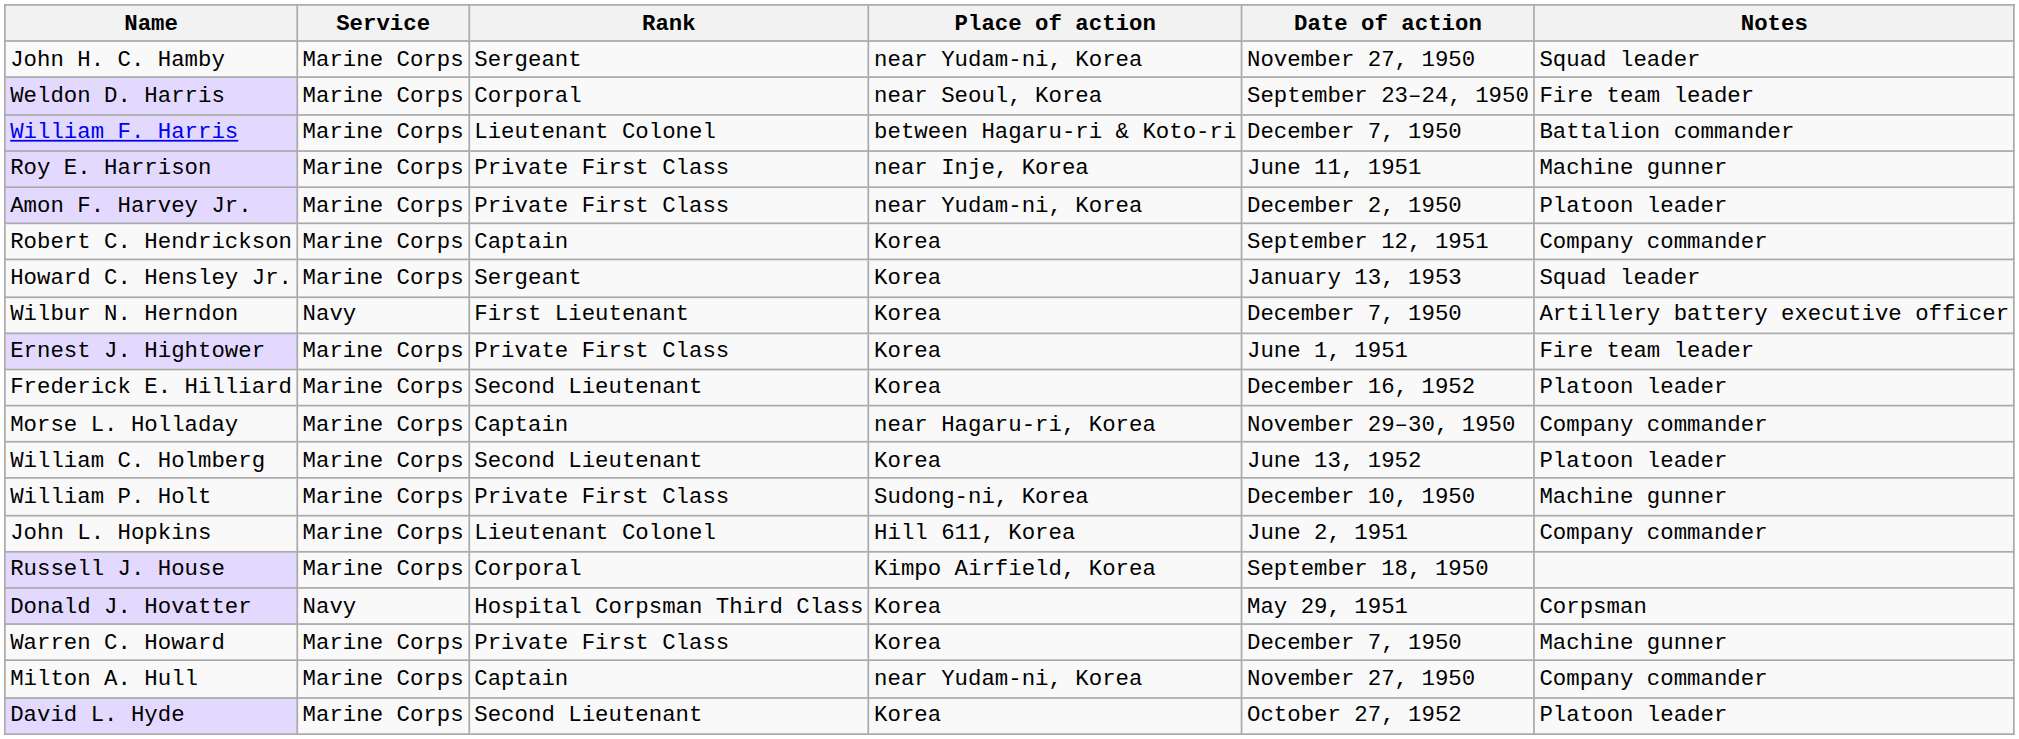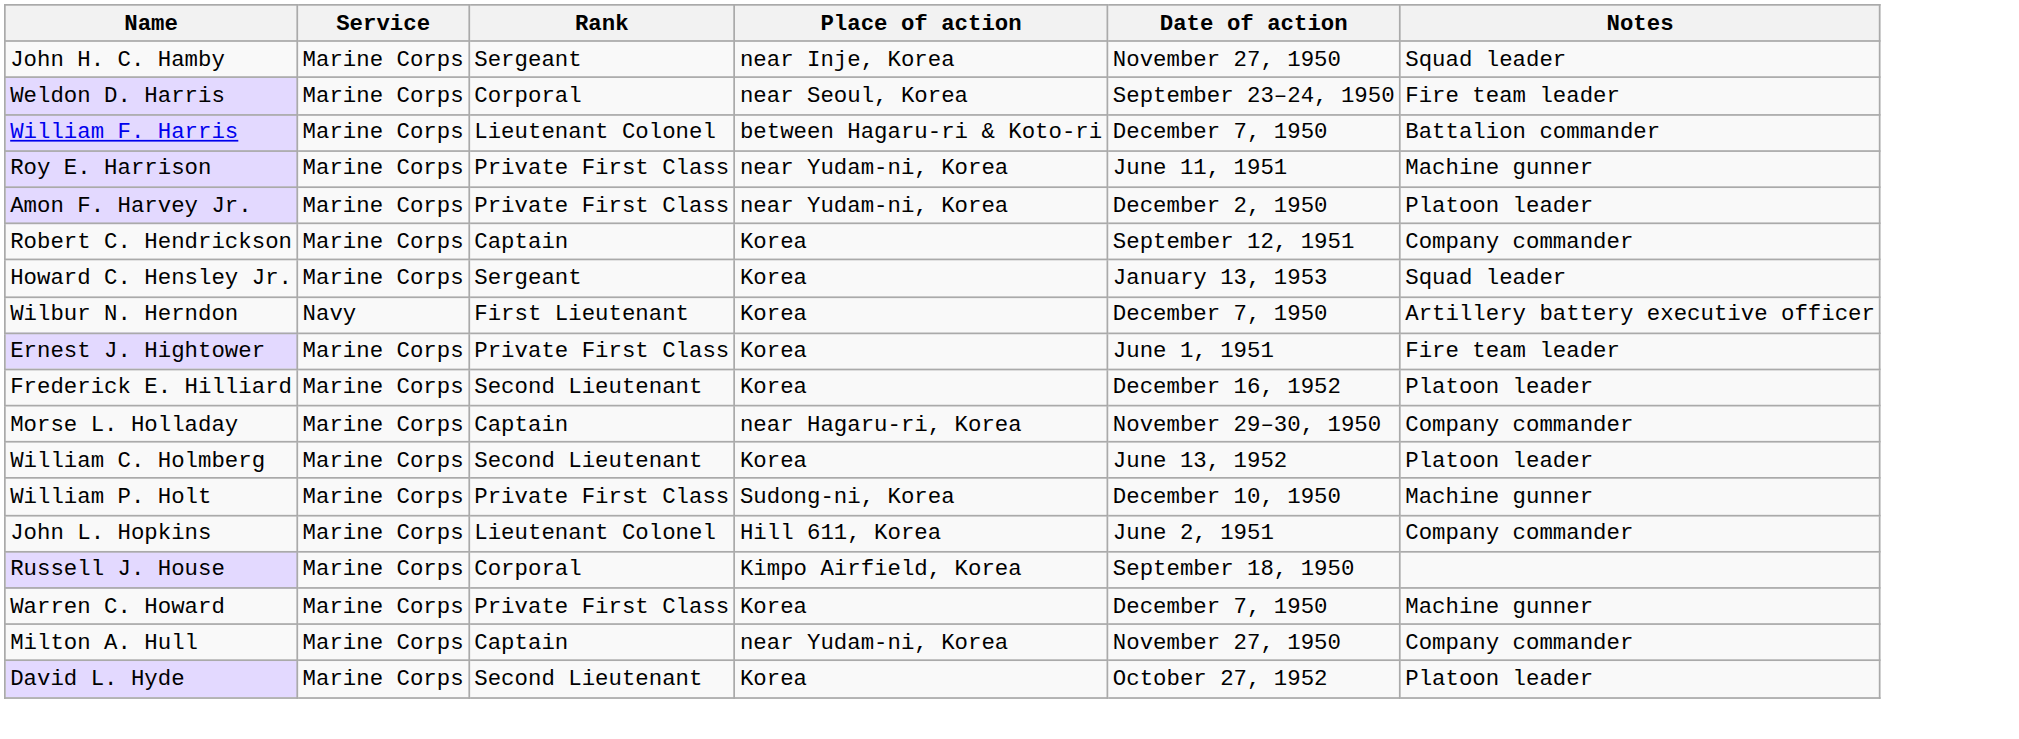(1008, 60) near Yudam-ni, Korea -> (847, 60) near Inje, Korea
(981, 169) near Inje, Korea -> (874, 169) near Yudam-ni, Korea
- row: (131, 606)
